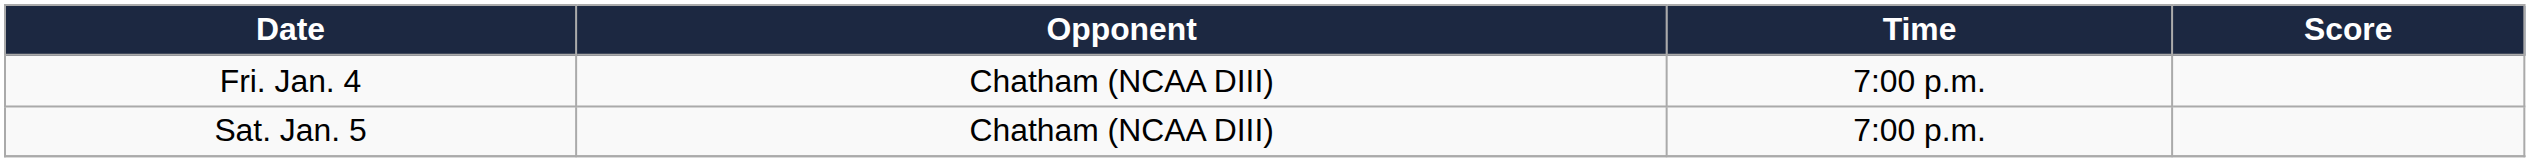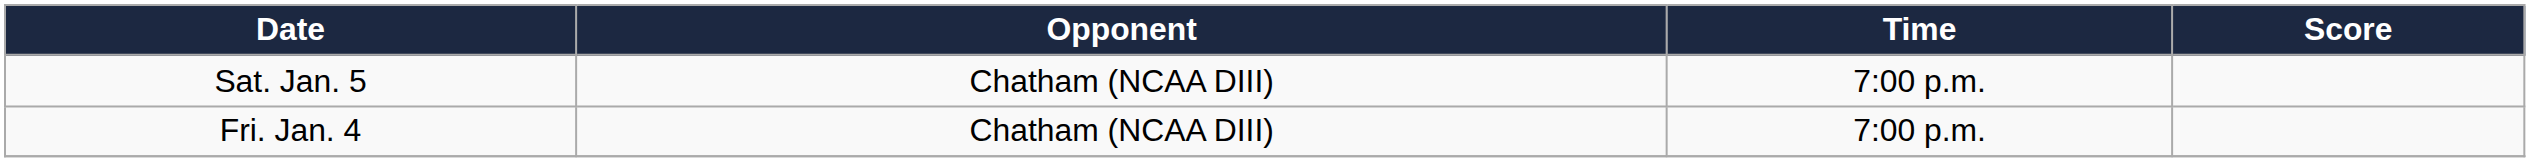rows swapped: (290, 80) <-> (290, 130)
